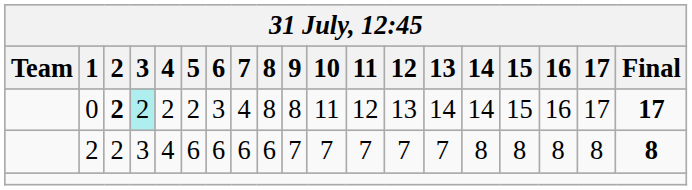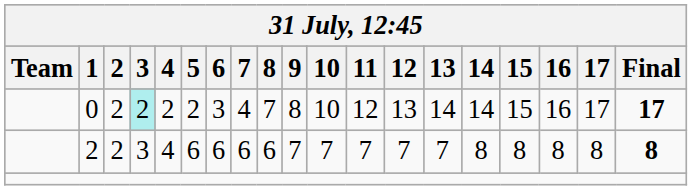(117, 109) bold -> (117, 109) normal
(269, 109) 8 -> (269, 109) 7
(327, 109) 11 -> (327, 109) 10
